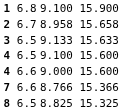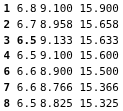(27, 40) normal -> (27, 40) bold
- row: (7, 72)
+ row: (7, 72)
